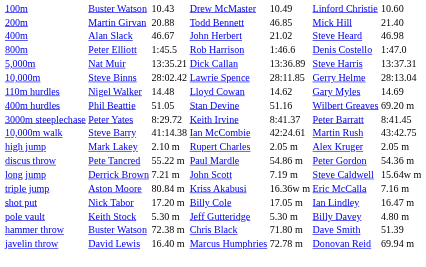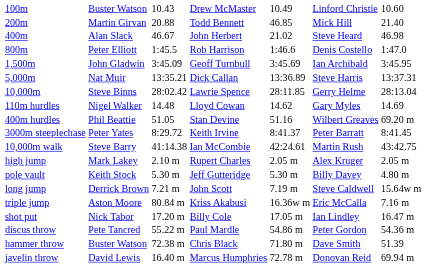+ row: (20, 64)
rows swapped: (25, 216) <-> (31, 161)
